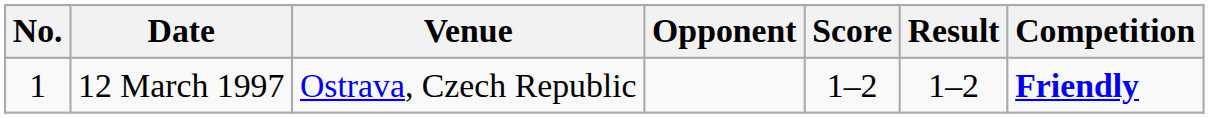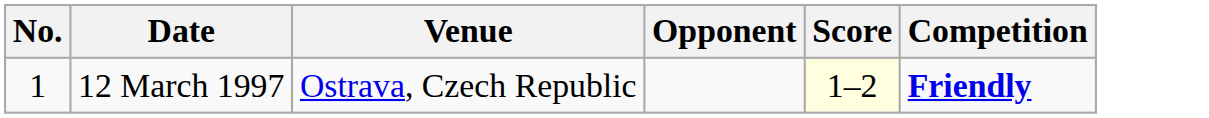- column: (954, 31)
(852, 84) no background -> (852, 84) lightyellow background
